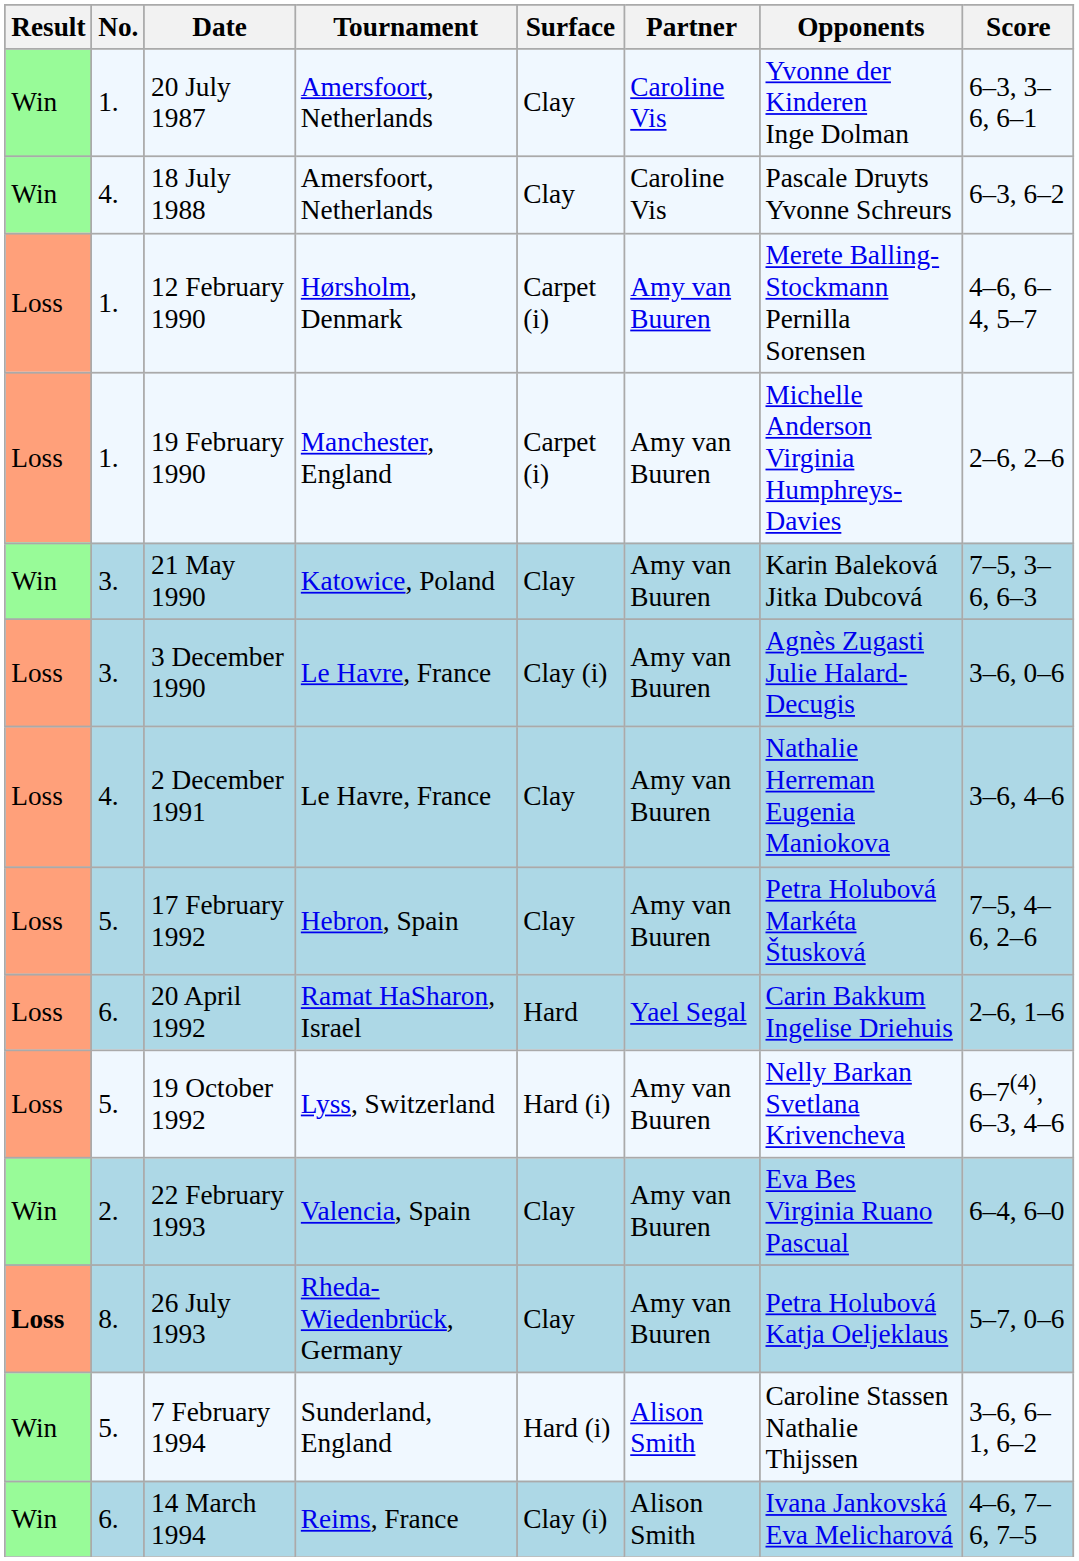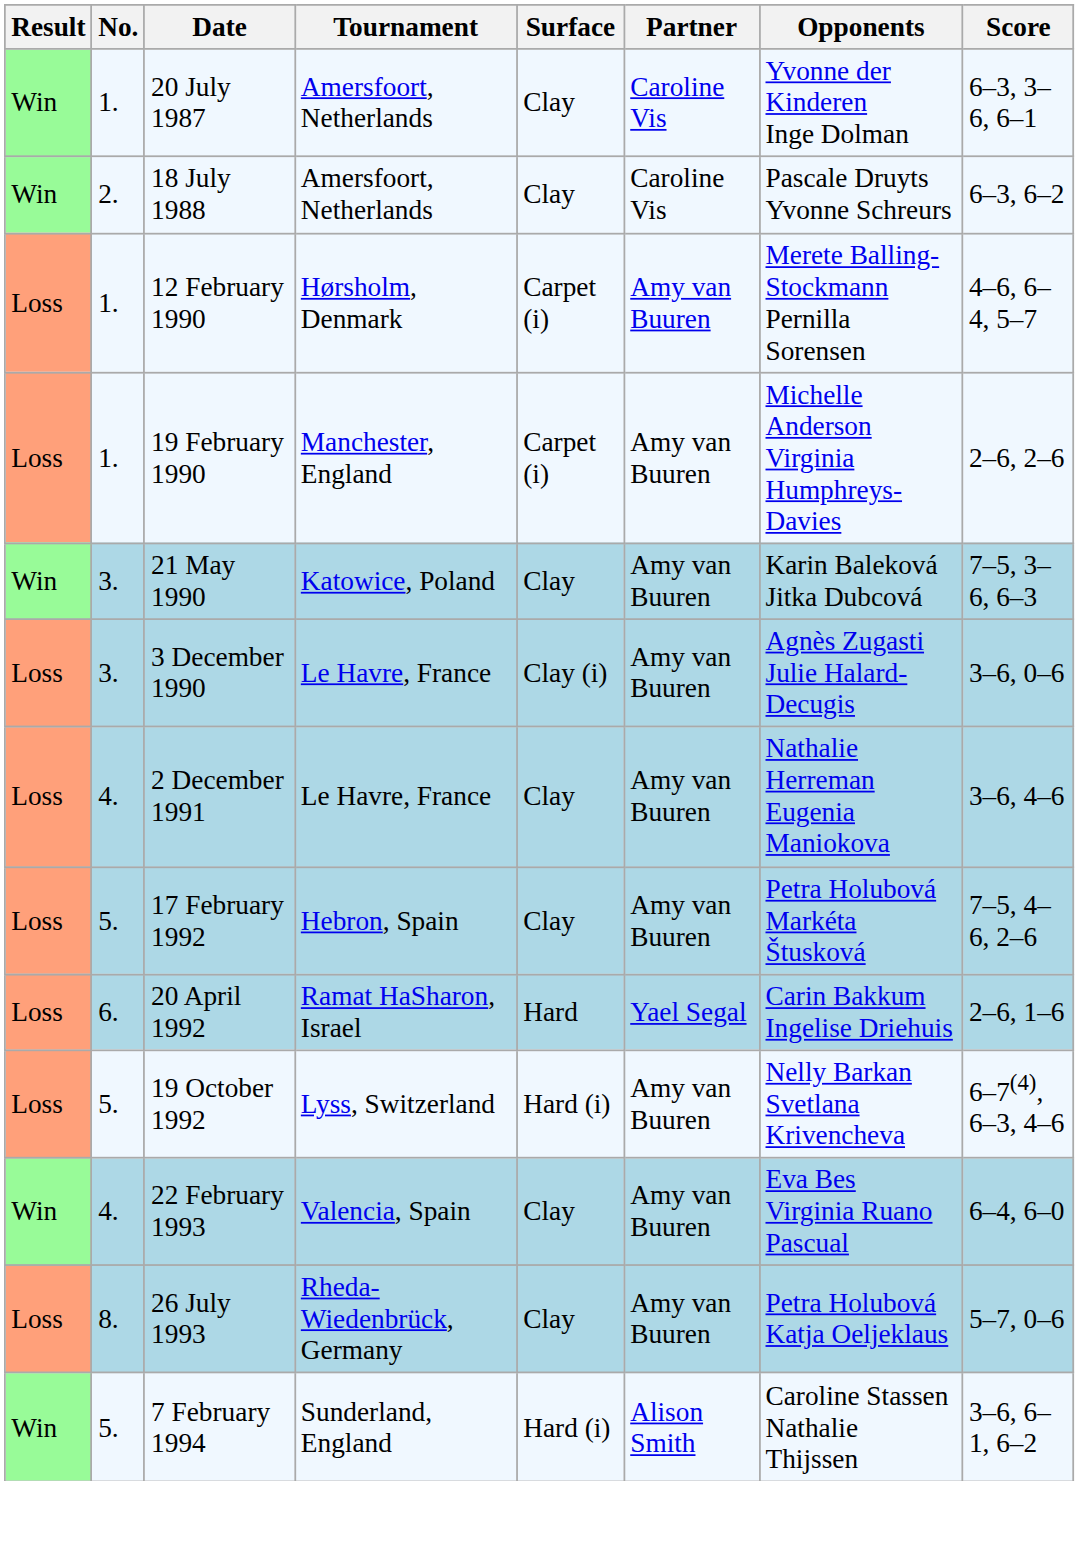(108, 194) 4. -> (108, 194) 2.
(108, 1210) 2. -> (108, 1210) 4.
(38, 1318) bold -> (37, 1318) normal
- row: (204, 1518)
